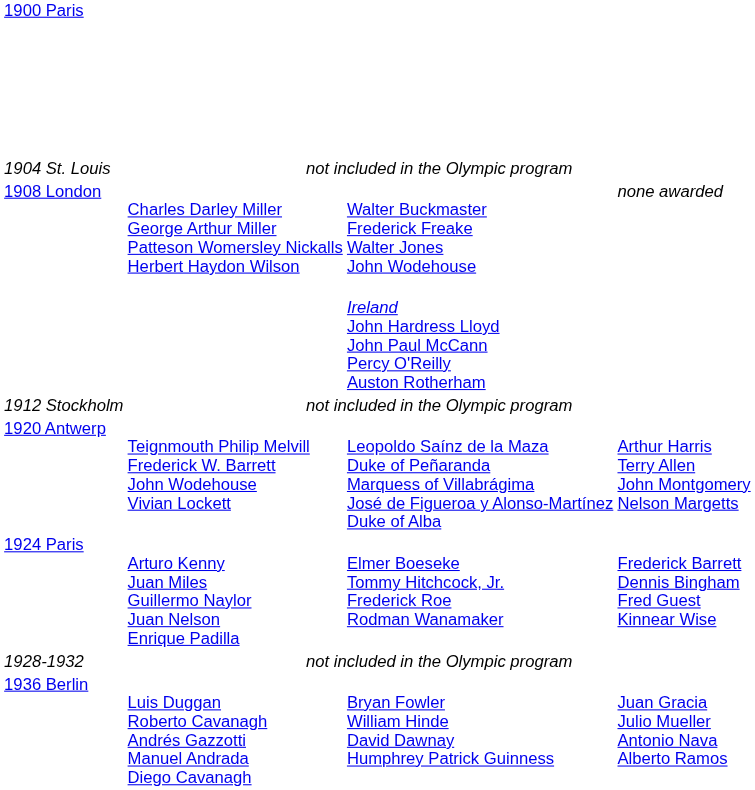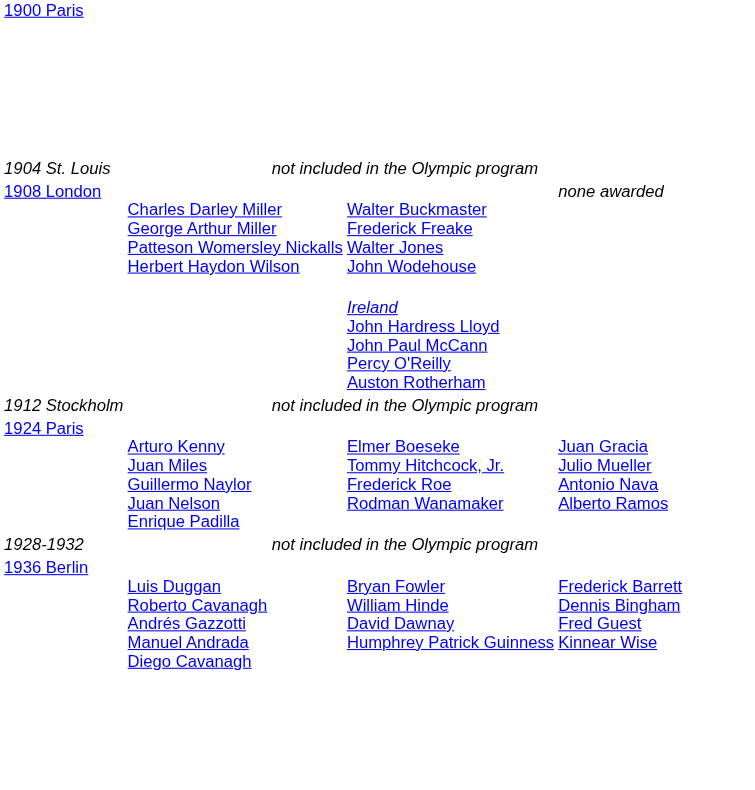- row: (55, 428)
(679, 591) Frederick Barrett Dennis Bingham Fred Guest Kinnear Wise -> (613, 475) Juan Gracia Julio Mueller Antonio Nava Alberto Ramos
(673, 731) Juan Gracia Julio Mueller Antonio Nava Alberto Ramos -> (620, 614) Frederick Barrett Dennis Bingham Fred Guest Kinnear Wise
